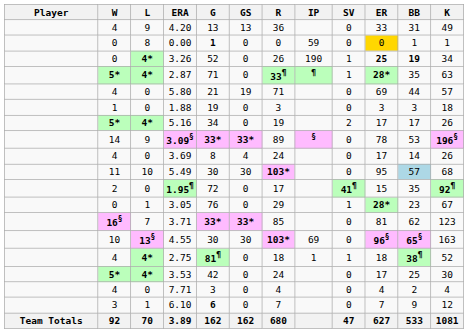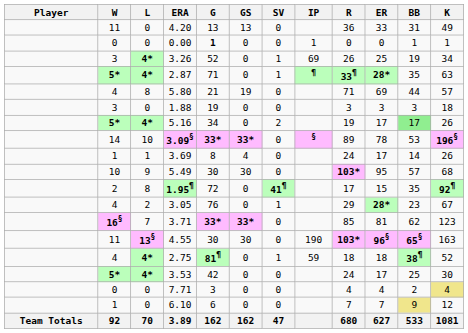columns swapped: (349, 12) <-> (278, 12)
(114, 28) 4 -> (114, 28) 11
(147, 28) 9 -> (147, 28) 0
(147, 43) 8 -> (147, 43) 0
(314, 43) 59 -> (314, 43) 1
(382, 43) gold background -> (382, 43) no background
(114, 58) 0 -> (114, 58) 3
(314, 58) 190 -> (314, 58) 69
(382, 58) bold -> (382, 58) normal
(414, 58) bold -> (414, 58) normal
(147, 92) 0 -> (147, 92) 8
(114, 107) 1 -> (114, 107) 3
(414, 123) no background -> (414, 123) lightgreen background
(147, 139) 9 -> (147, 139) 10
(114, 156) 4 -> (114, 156) 1
(147, 156) 0 -> (147, 156) 1
(114, 172) 11 -> (114, 172) 10
(147, 172) 10 -> (147, 172) 9
(414, 172) lightblue background -> (414, 172) no background
(147, 188) 0 -> (147, 188) 8
(114, 205) 0 -> (114, 205) 4
(147, 205) 1 -> (147, 205) 2
(114, 240) 10 -> (114, 240) 11
(314, 240) 69 -> (314, 240) 190
(314, 257) 1 -> (314, 257) 59
(114, 290) 4 -> (114, 290) 0
(447, 290) no background -> (447, 290) khaki background
(114, 305) 3 -> (114, 305) 1
(147, 305) 1 -> (147, 305) 0
(213, 305) bold -> (213, 305) normal
(414, 305) no background -> (414, 305) khaki background
